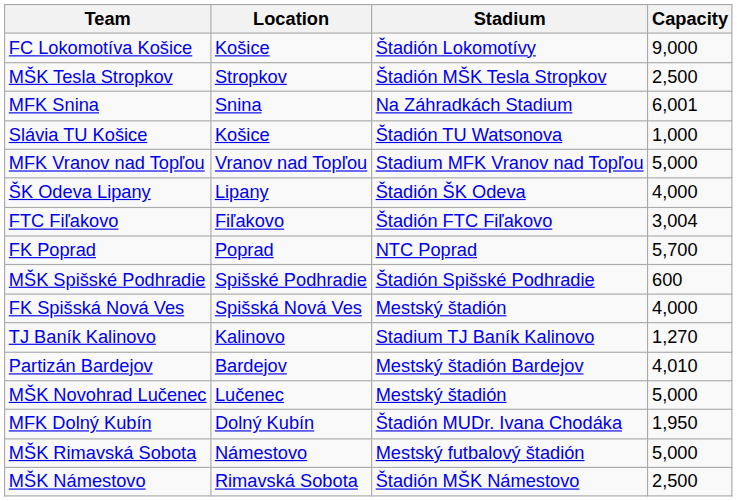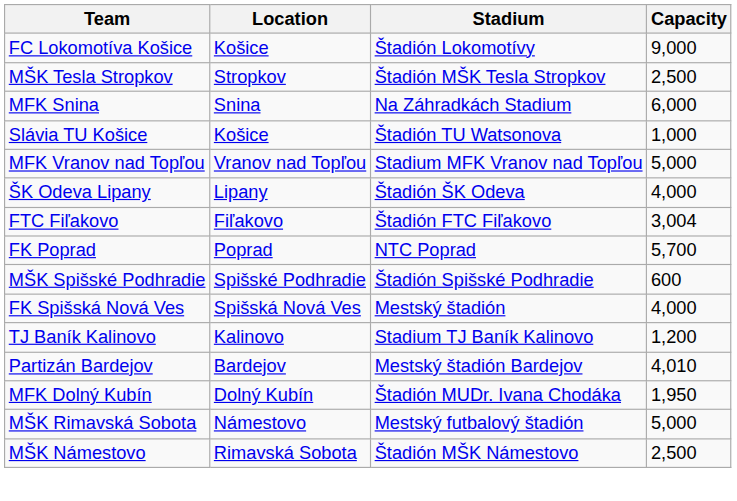(675, 105) 6,001 -> (674, 105) 6,000
(675, 337) 1,270 -> (674, 337) 1,200
- row: (108, 395)
